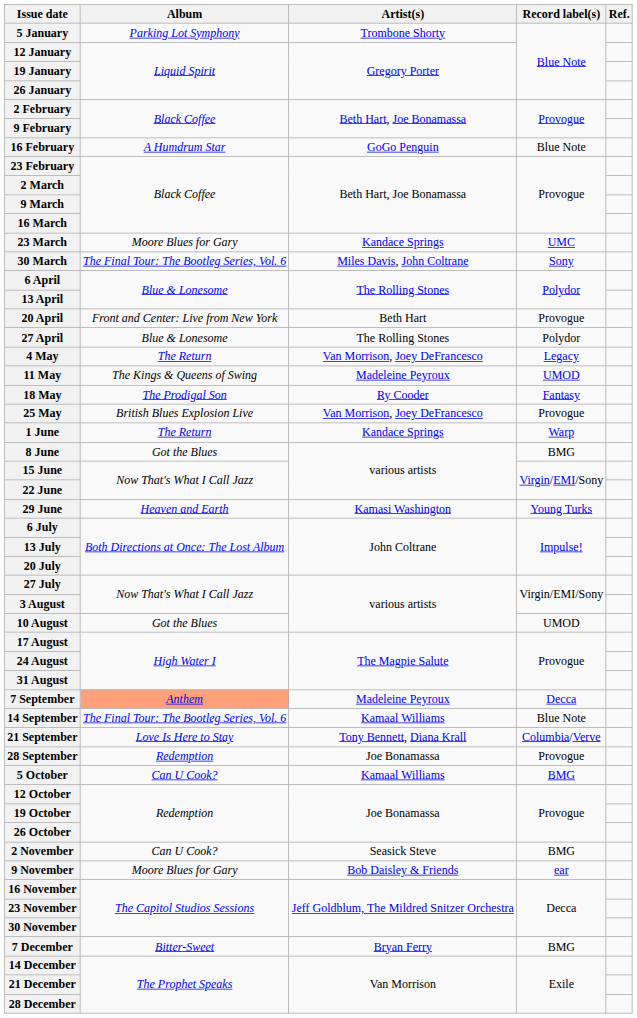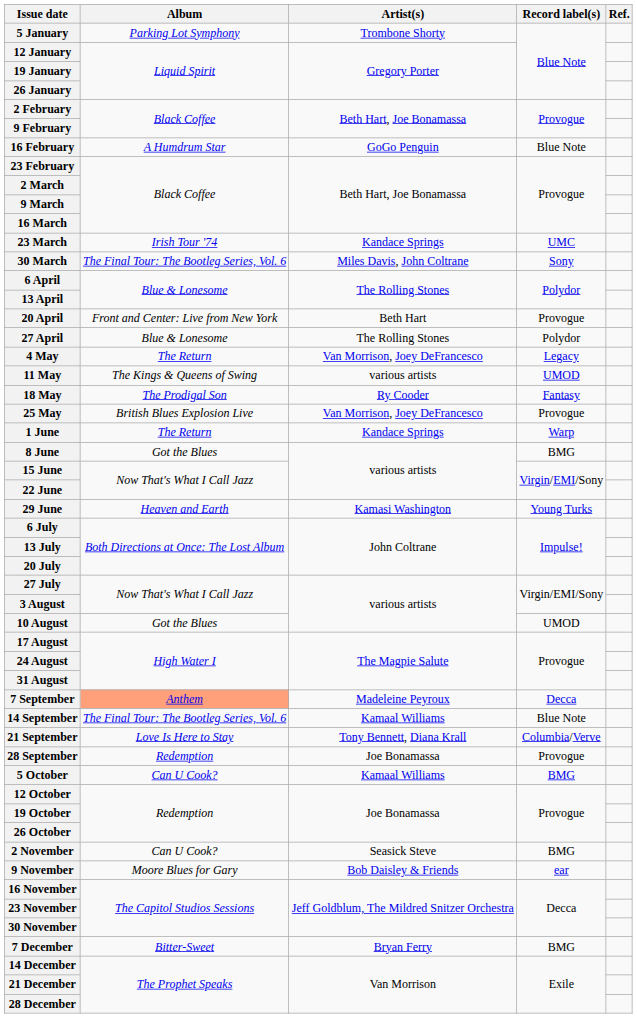(185, 242) Moore Blues for Gary -> (185, 242) Irish Tour '74
(403, 375) Madeleine Peyroux -> (403, 375) various artists
